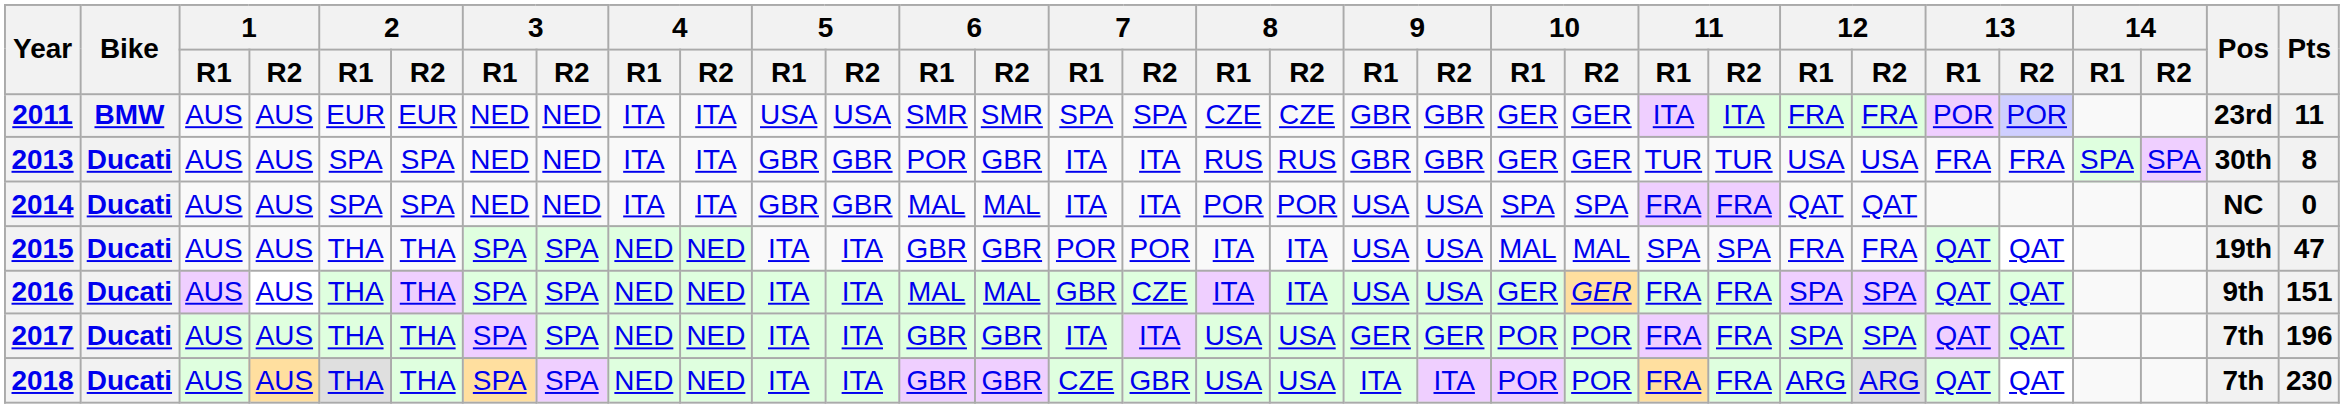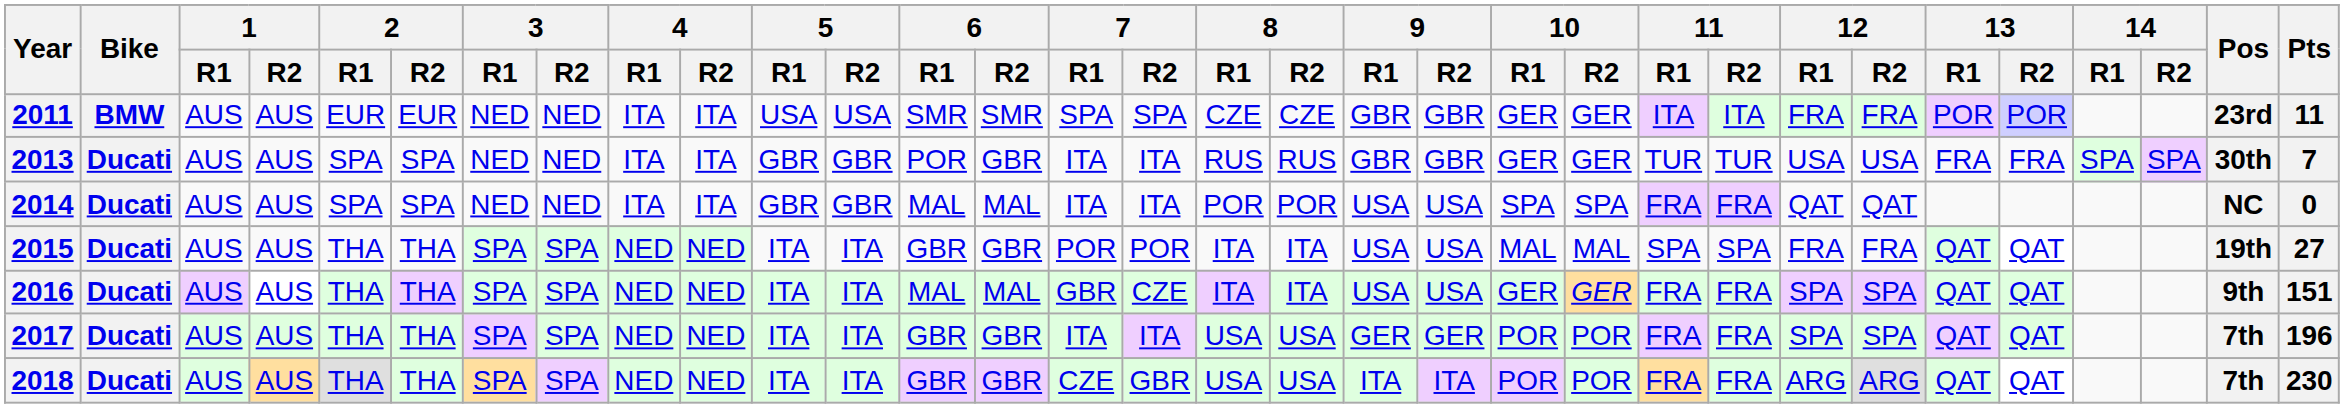(2309, 160) 8 -> (2309, 160) 7
(2309, 248) 47 -> (2309, 248) 27
